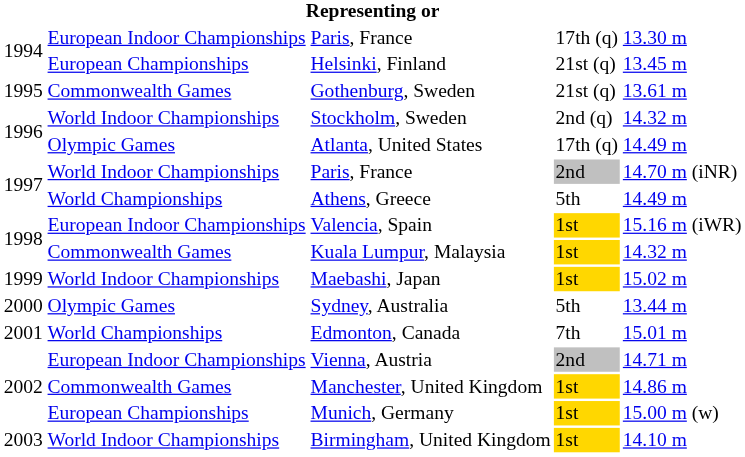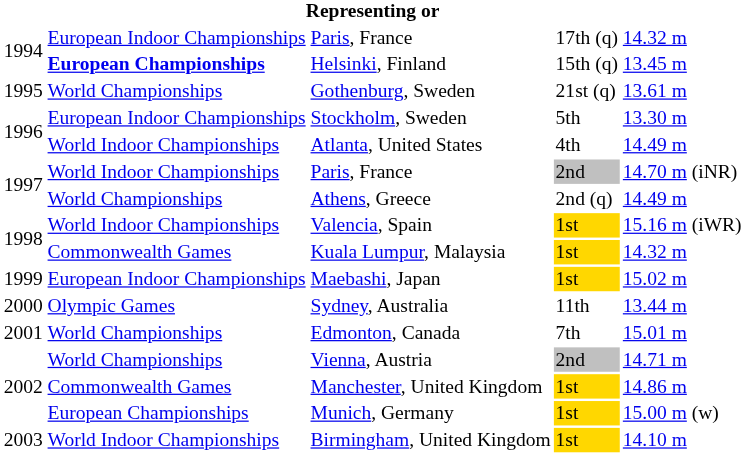(655, 37) 13.30 m -> (655, 37) 14.32 m
(148, 64) normal -> (156, 64) bold
(586, 64) 21st (q) -> (587, 64) 15th (q)
(139, 91) Commonwealth Games -> (135, 91) World Championships
(163, 117) World Indoor Championships -> (177, 117) European Indoor Championships
(584, 117) 2nd (q) -> (568, 117) 5th
(655, 117) 14.32 m -> (655, 117) 13.30 m
(111, 144) Olympic Games -> (163, 144) World Indoor Championships
(587, 144) 17th (q) -> (568, 144) 4th
(568, 198) 5th -> (584, 198) 2nd (q)
(177, 225) European Indoor Championships -> (163, 225) World Indoor Championships
(163, 278) World Indoor Championships -> (177, 278) European Indoor Championships
(568, 305) 5th -> (573, 305) 11th
(177, 359) European Indoor Championships -> (135, 359) World Championships
